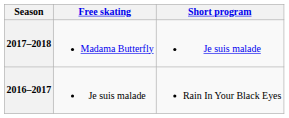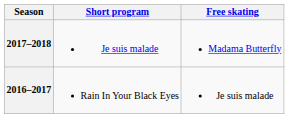columns swapped: (220, 12) <-> (105, 12)
